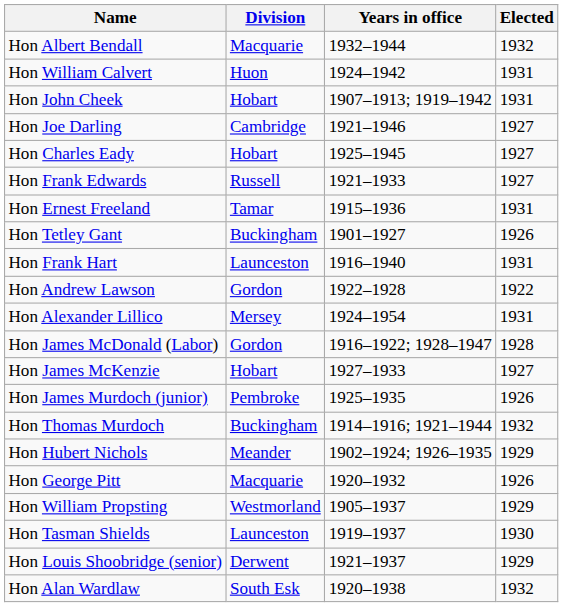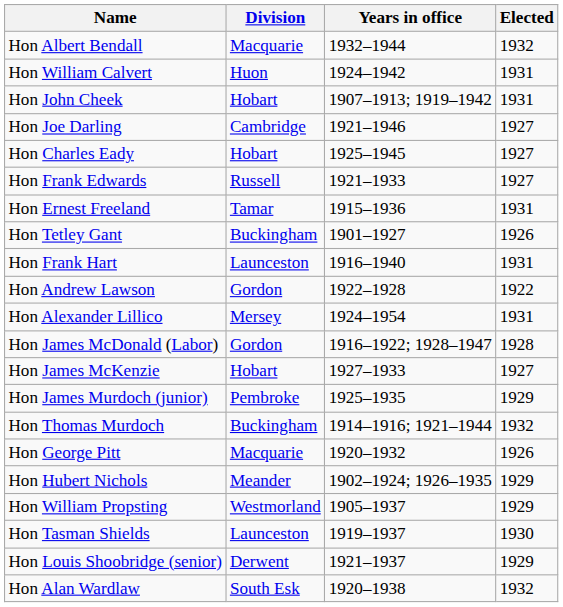(517, 398) 1926 -> (517, 398) 1929
rows swapped: (78, 452) <-> (64, 479)
